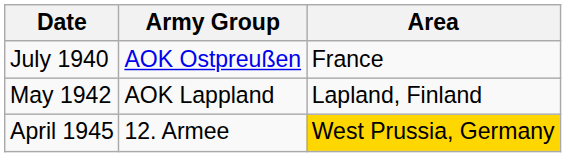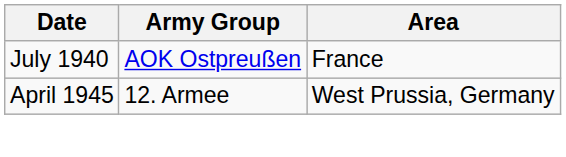- row: (61, 95)
(433, 132) gold background -> (433, 95) no background
